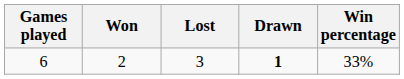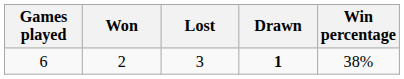(358, 61) 33% -> (358, 61) 38%
